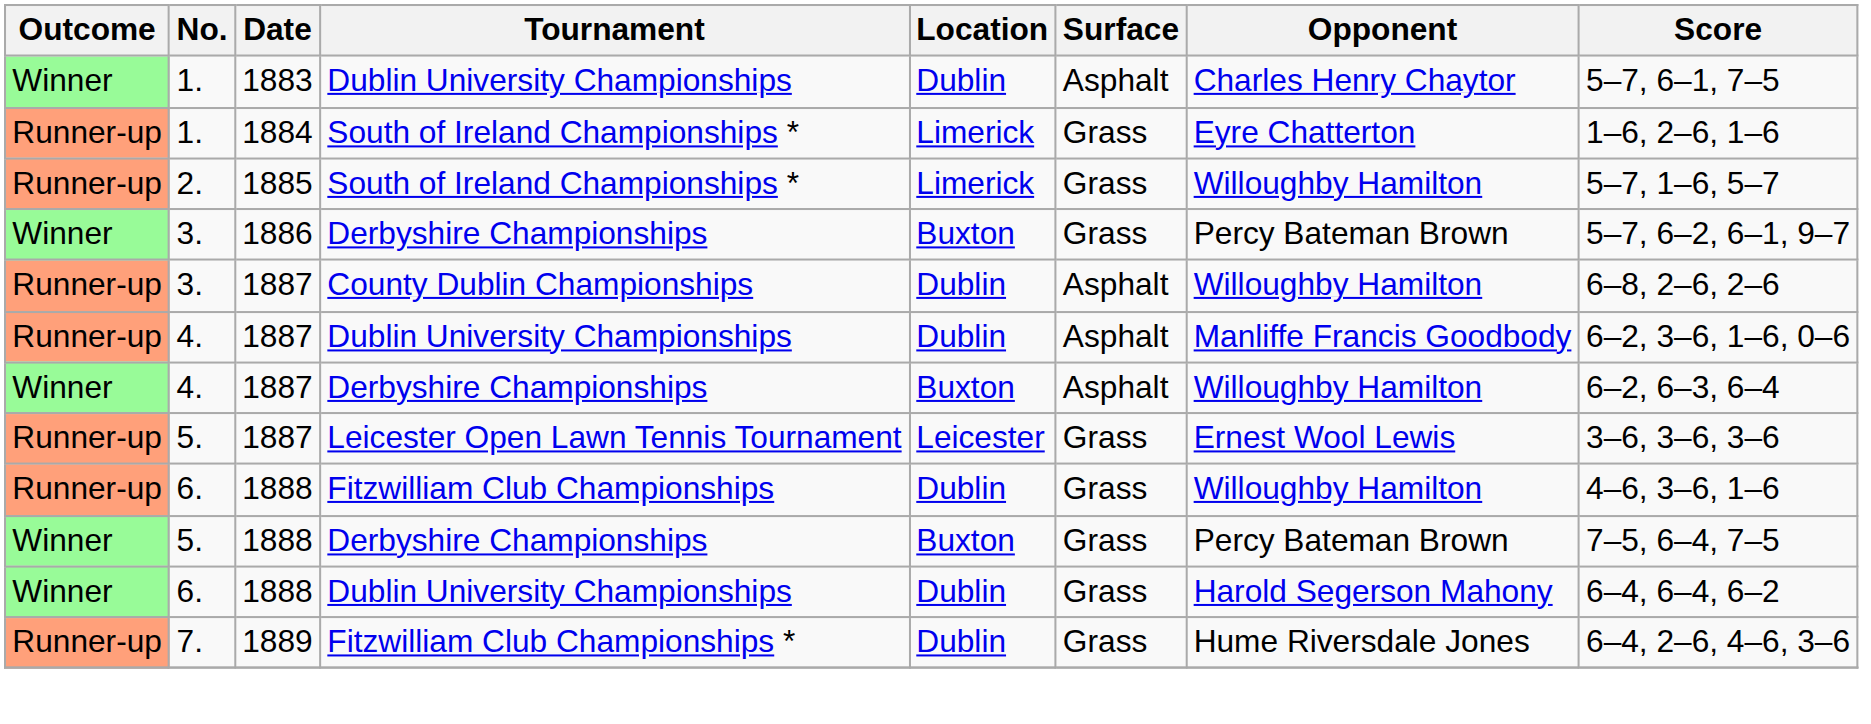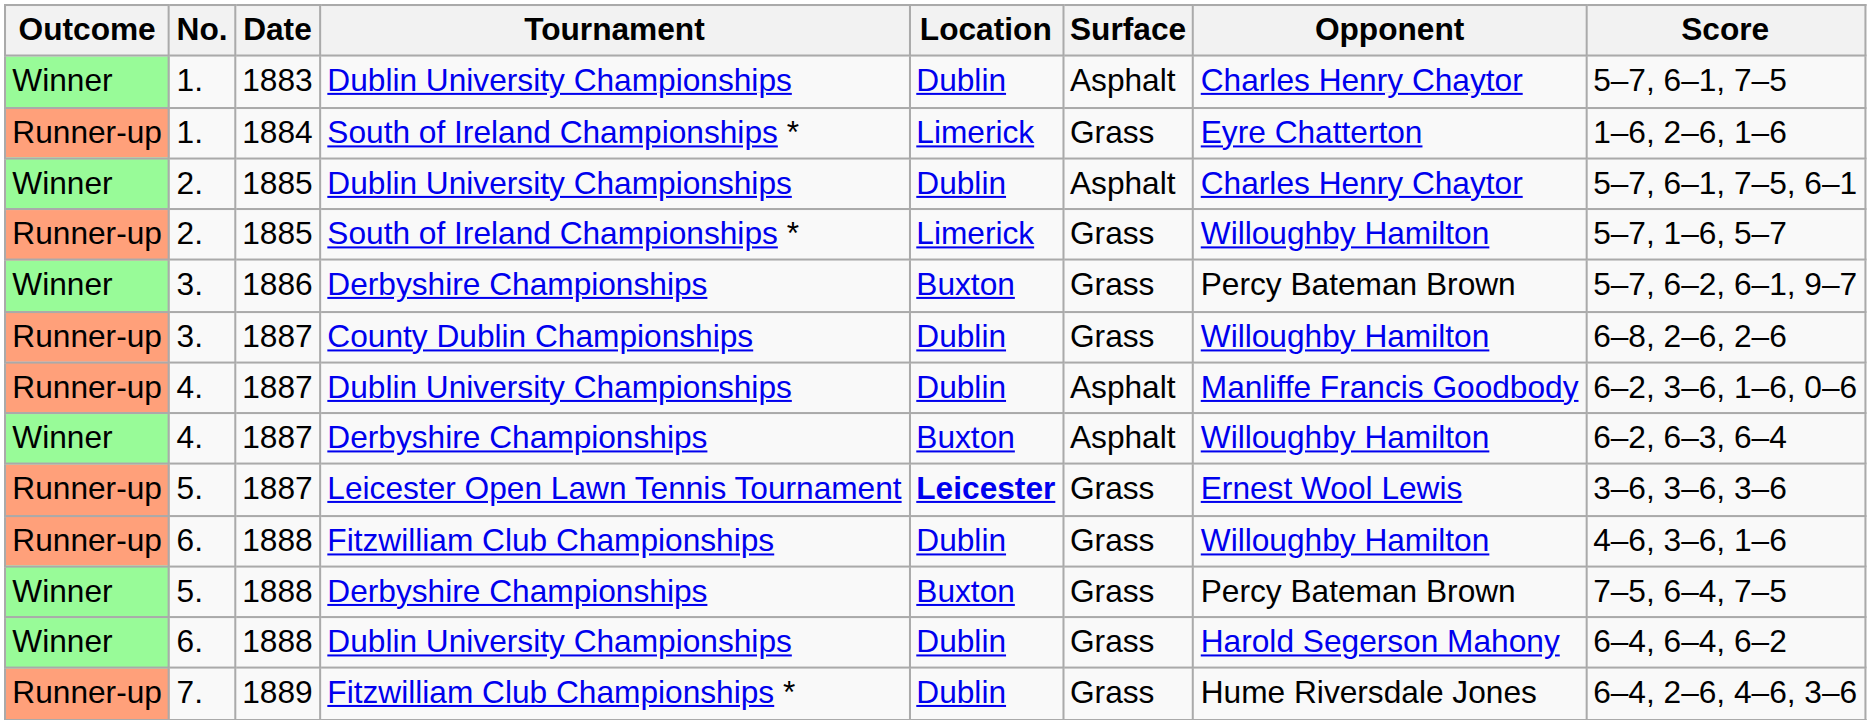+ row: (190, 182)
(1116, 284) Asphalt -> (1112, 335) Grass
(981, 437) normal -> (986, 488) bold
